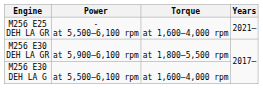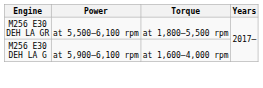- row: (28, 28)
(96, 55) at 5,900–6,100 rpm -> (96, 33) at 5,500–6,100 rpm
(96, 77) at 5,500–6,100 rpm -> (96, 55) at 5,900–6,100 rpm
